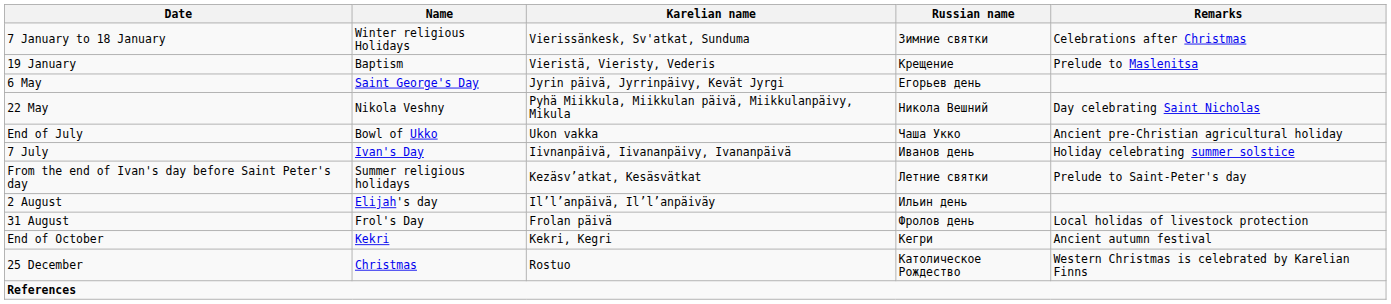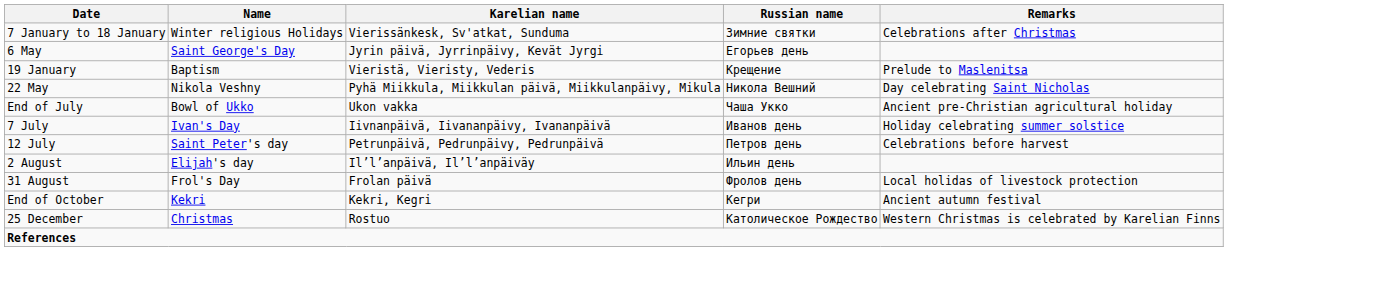rows swapped: (42, 64) <-> (24, 83)
- row: (169, 177)
+ row: (31, 144)
